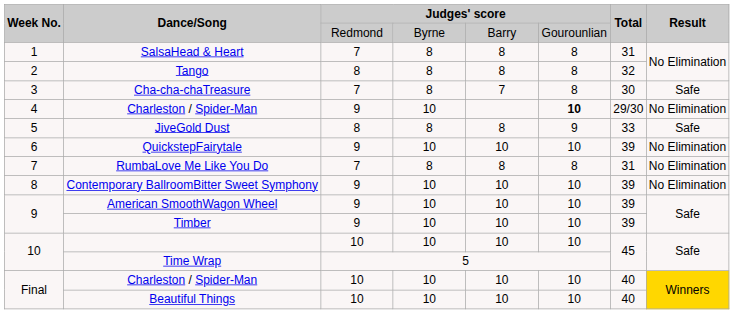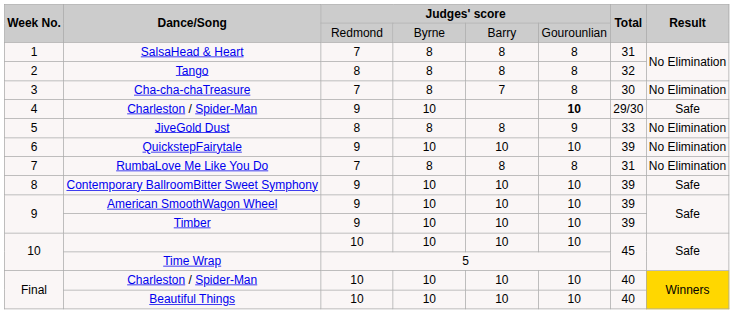(688, 90) Safe -> (688, 90) No Elimination
(688, 109) No Elimination -> (688, 109) Safe
(688, 128) Safe -> (688, 128) No Elimination
(688, 185) No Elimination -> (688, 185) Safe
